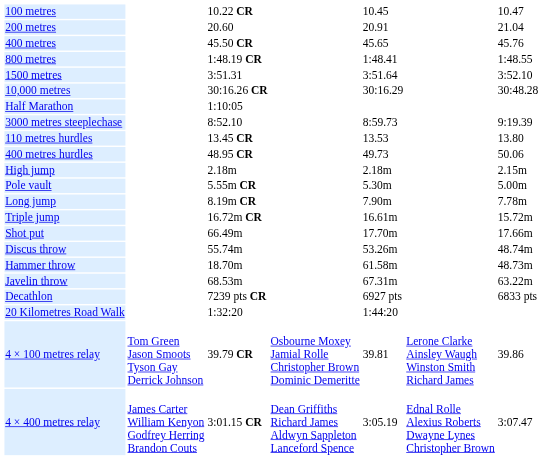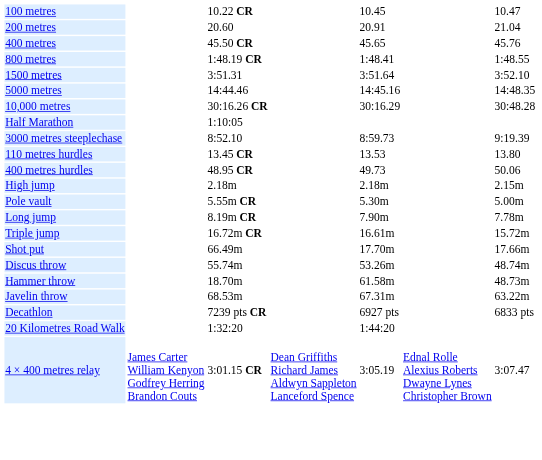+ row: (33, 90)
- row: (53, 354)
